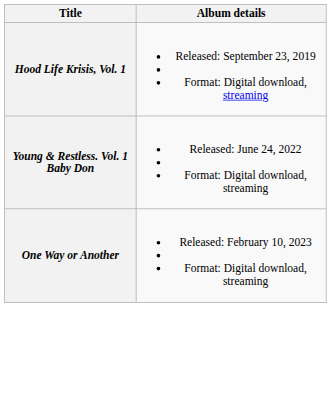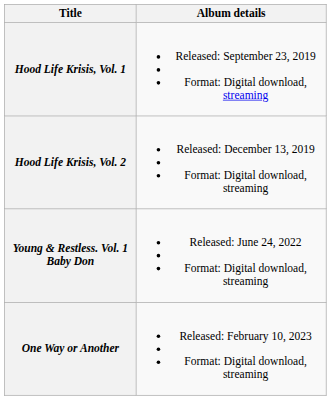+ row: (70, 162)
